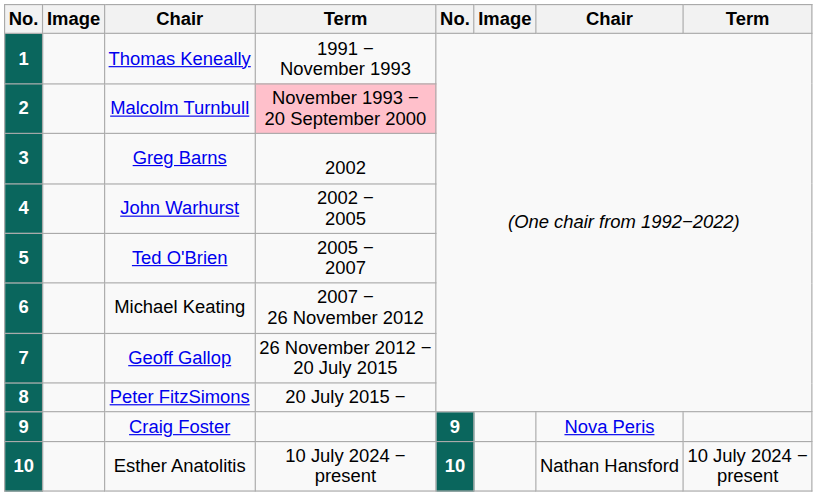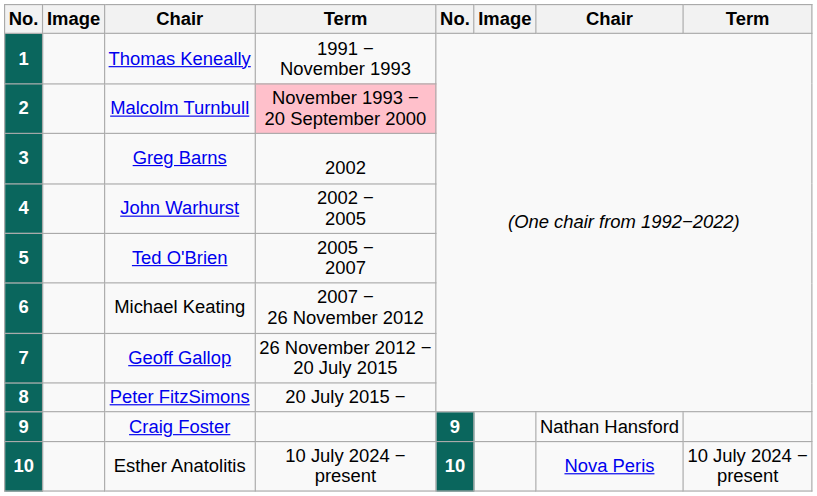(609, 426) Nova Peris -> (609, 426) Nathan Hansford
(609, 466) Nathan Hansford -> (609, 466) Nova Peris
